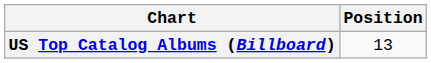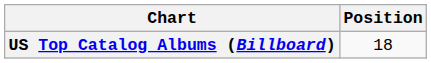(383, 45) 13 -> (383, 45) 18
